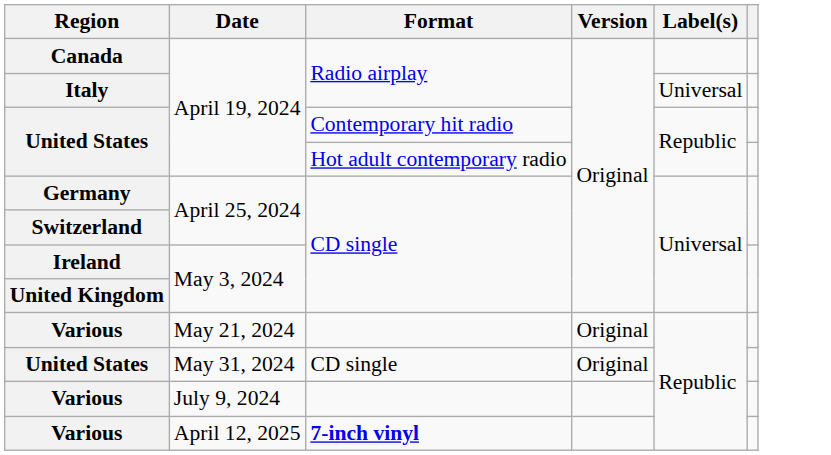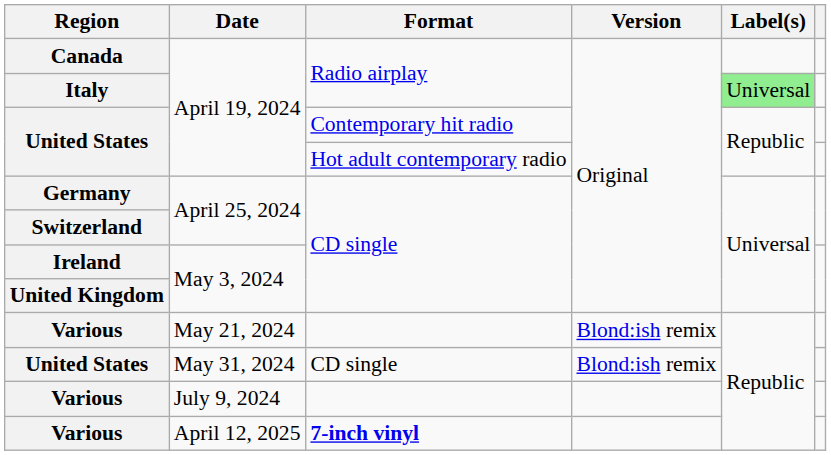(700, 90) no background -> (768, 90) lightgreen background
(612, 329) Original -> (646, 329) Blond:ish remix
(612, 364) Original -> (646, 364) Blond:ish remix
